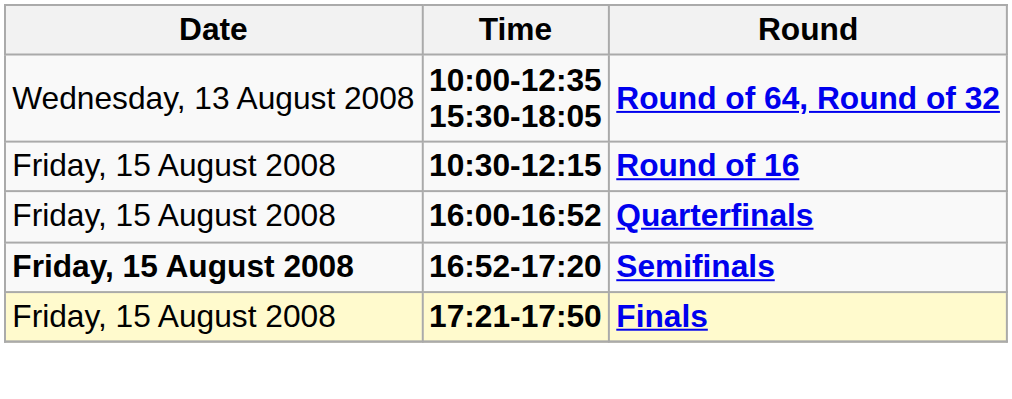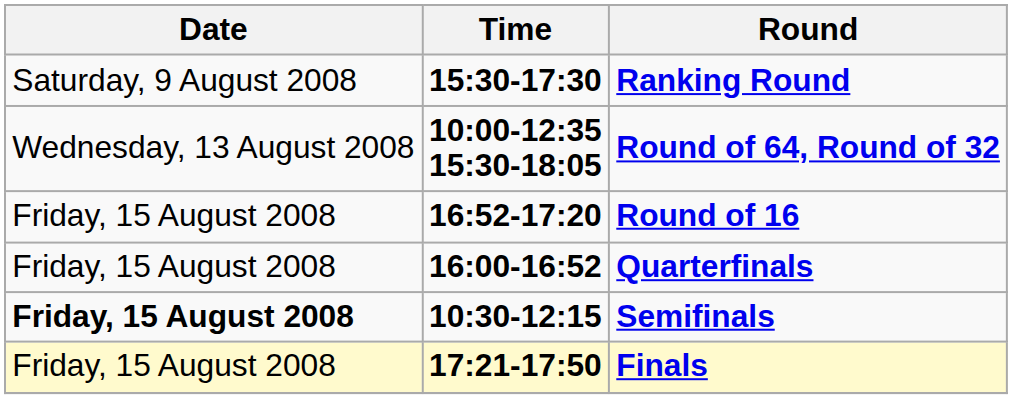+ row: (733, 79)
(515, 165) 10:30-12:15 -> (515, 215) 16:52-17:20
(515, 266) 16:52-17:20 -> (515, 316) 10:30-12:15
